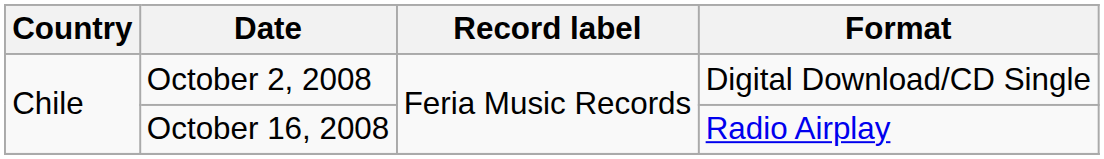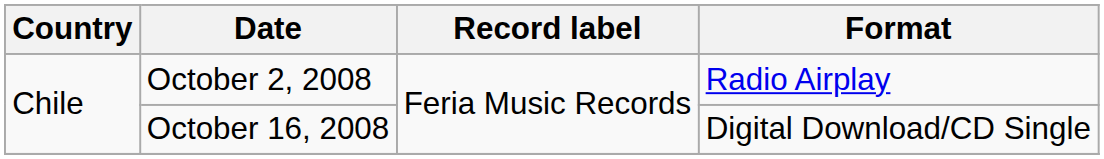(898, 79) Digital Download/CD Single -> (798, 79) Radio Airplay
(798, 128) Radio Airplay -> (898, 128) Digital Download/CD Single
